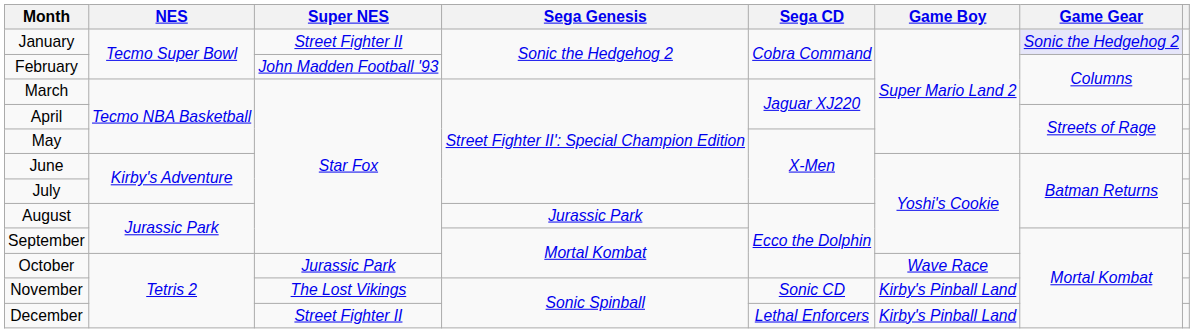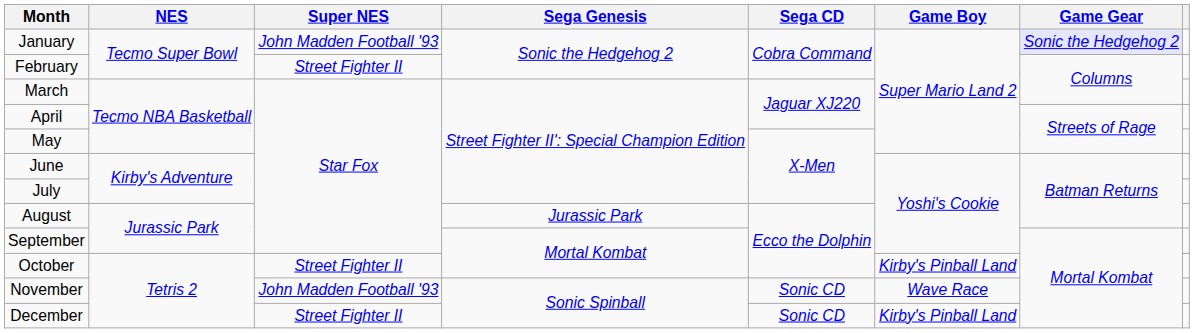(348, 41) Street Fighter II -> (348, 41) John Madden Football '93
(348, 66) John Madden Football '93 -> (348, 66) Street Fighter II
(348, 265) Jurassic Park -> (348, 265) Street Fighter II
(948, 265) Wave Race -> (948, 265) Kirby's Pinball Land
(348, 290) The Lost Vikings -> (348, 290) John Madden Football '93
(948, 290) Kirby's Pinball Land -> (948, 290) Wave Race
(812, 315) Lethal Enforcers -> (812, 315) Sonic CD
